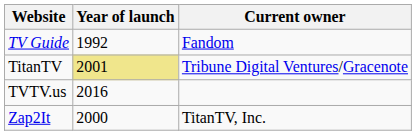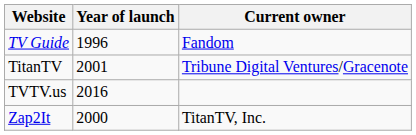(92, 42) 1992 -> (92, 42) 1996
(92, 67) khaki background -> (92, 67) no background
